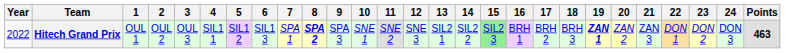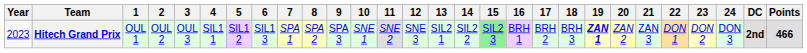+ column: (755, 12)
(18, 34) 2022 -> (18, 34) 2023
(315, 34) bold -> (314, 34) normal
(762, 34) 463 -> (785, 34) 466
